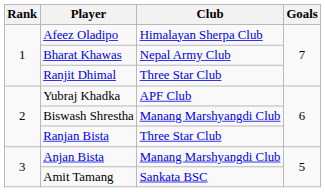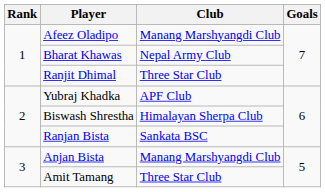(201, 34) Himalayan Sherpa Club -> (210, 34) Manang Marshyangdi Club
(210, 116) Manang Marshyangdi Club -> (201, 116) Himalayan Sherpa Club
(181, 136) Three Star Club -> (174, 136) Sankata BSC
(174, 177) Sankata BSC -> (181, 177) Three Star Club
